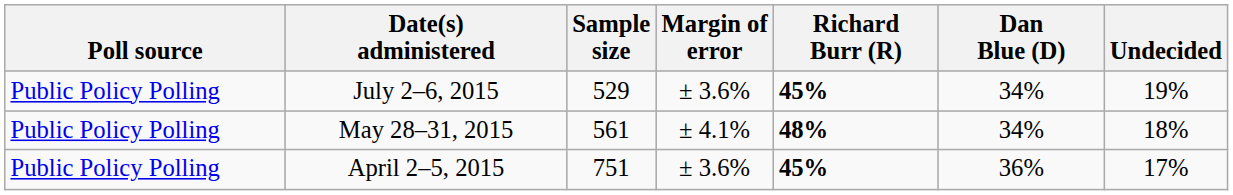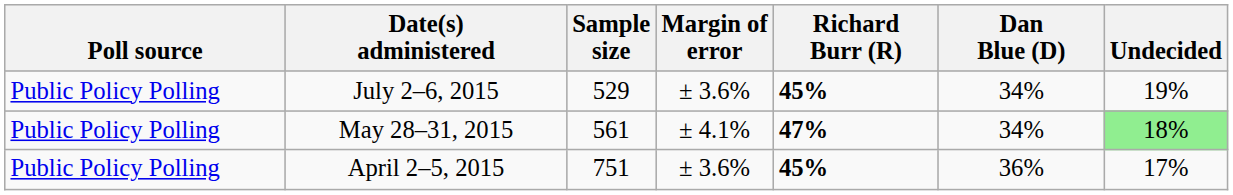(804, 129) 48% -> (804, 129) 47%
(1166, 129) no background -> (1166, 129) lightgreen background
